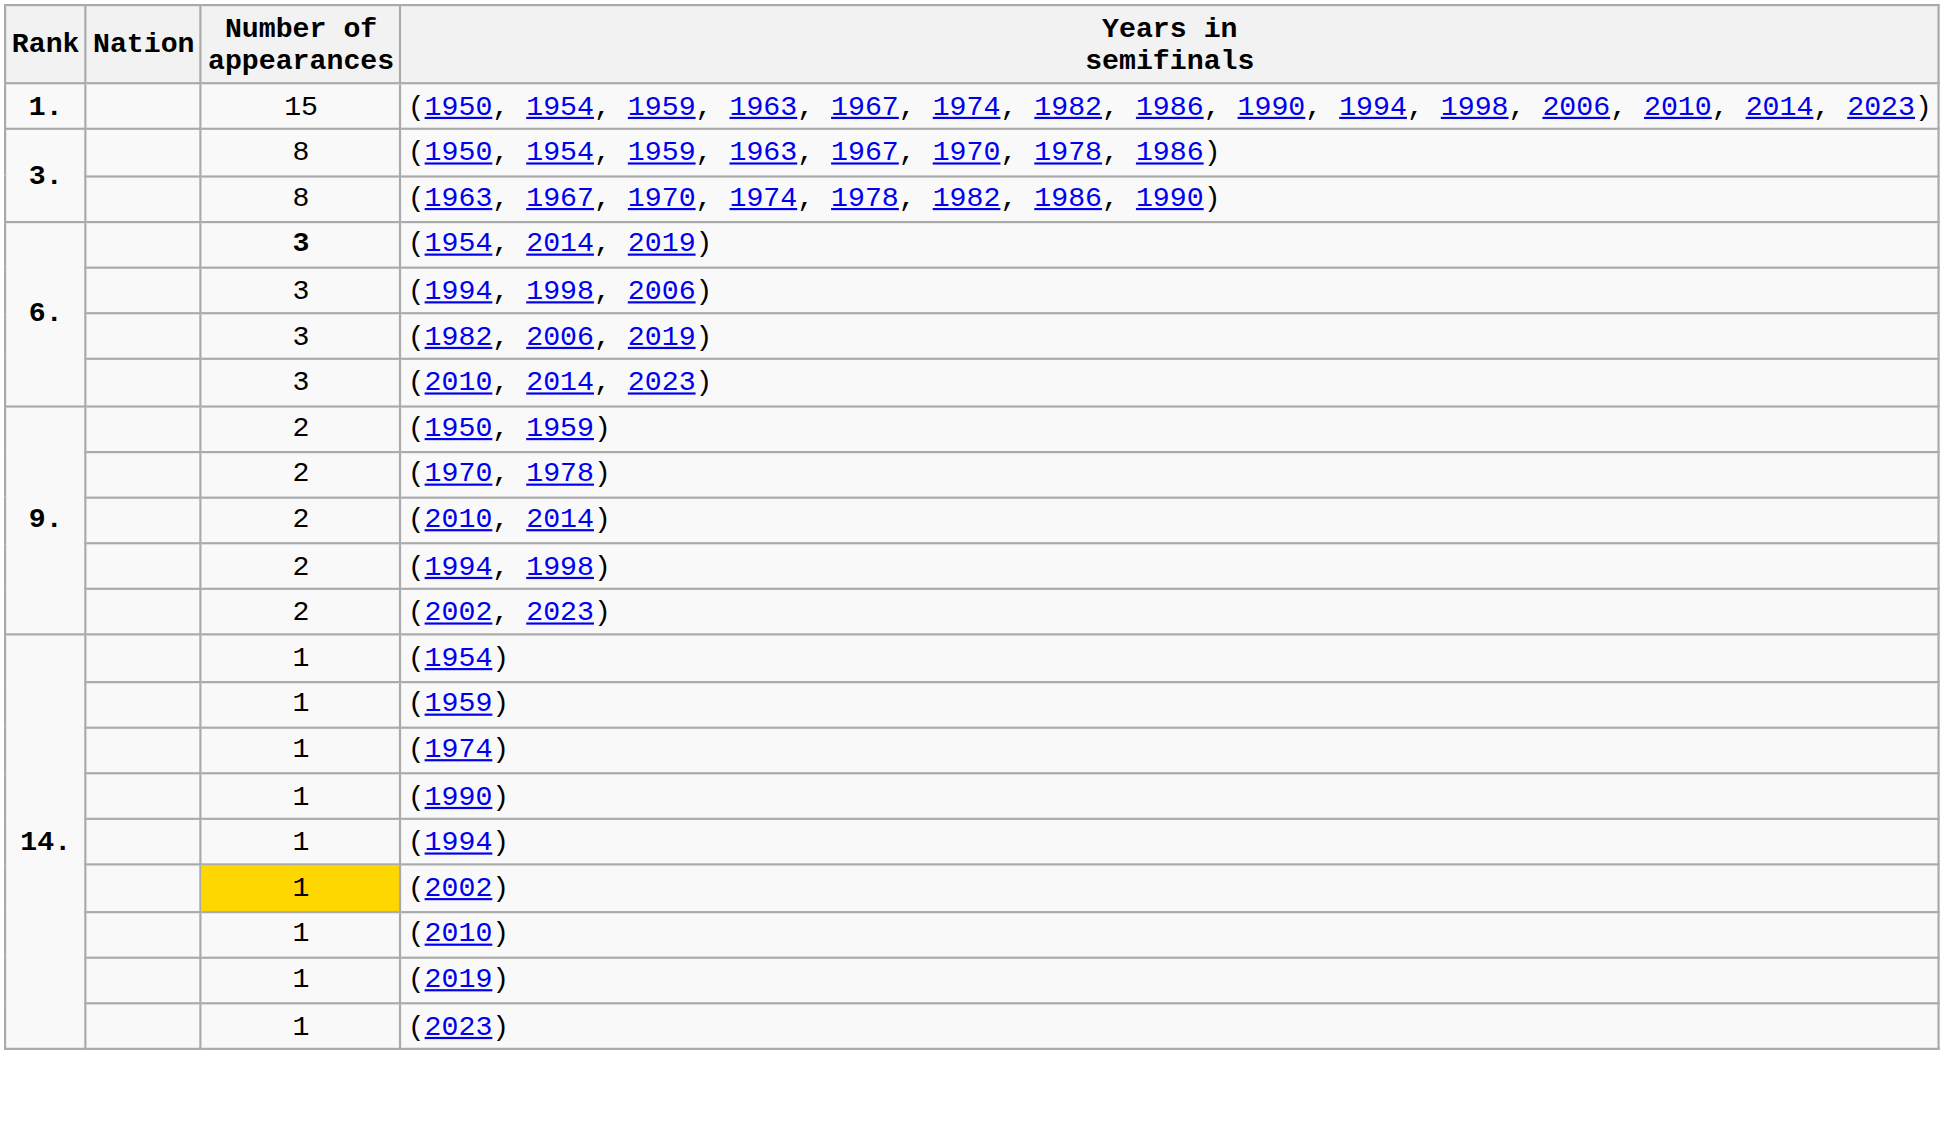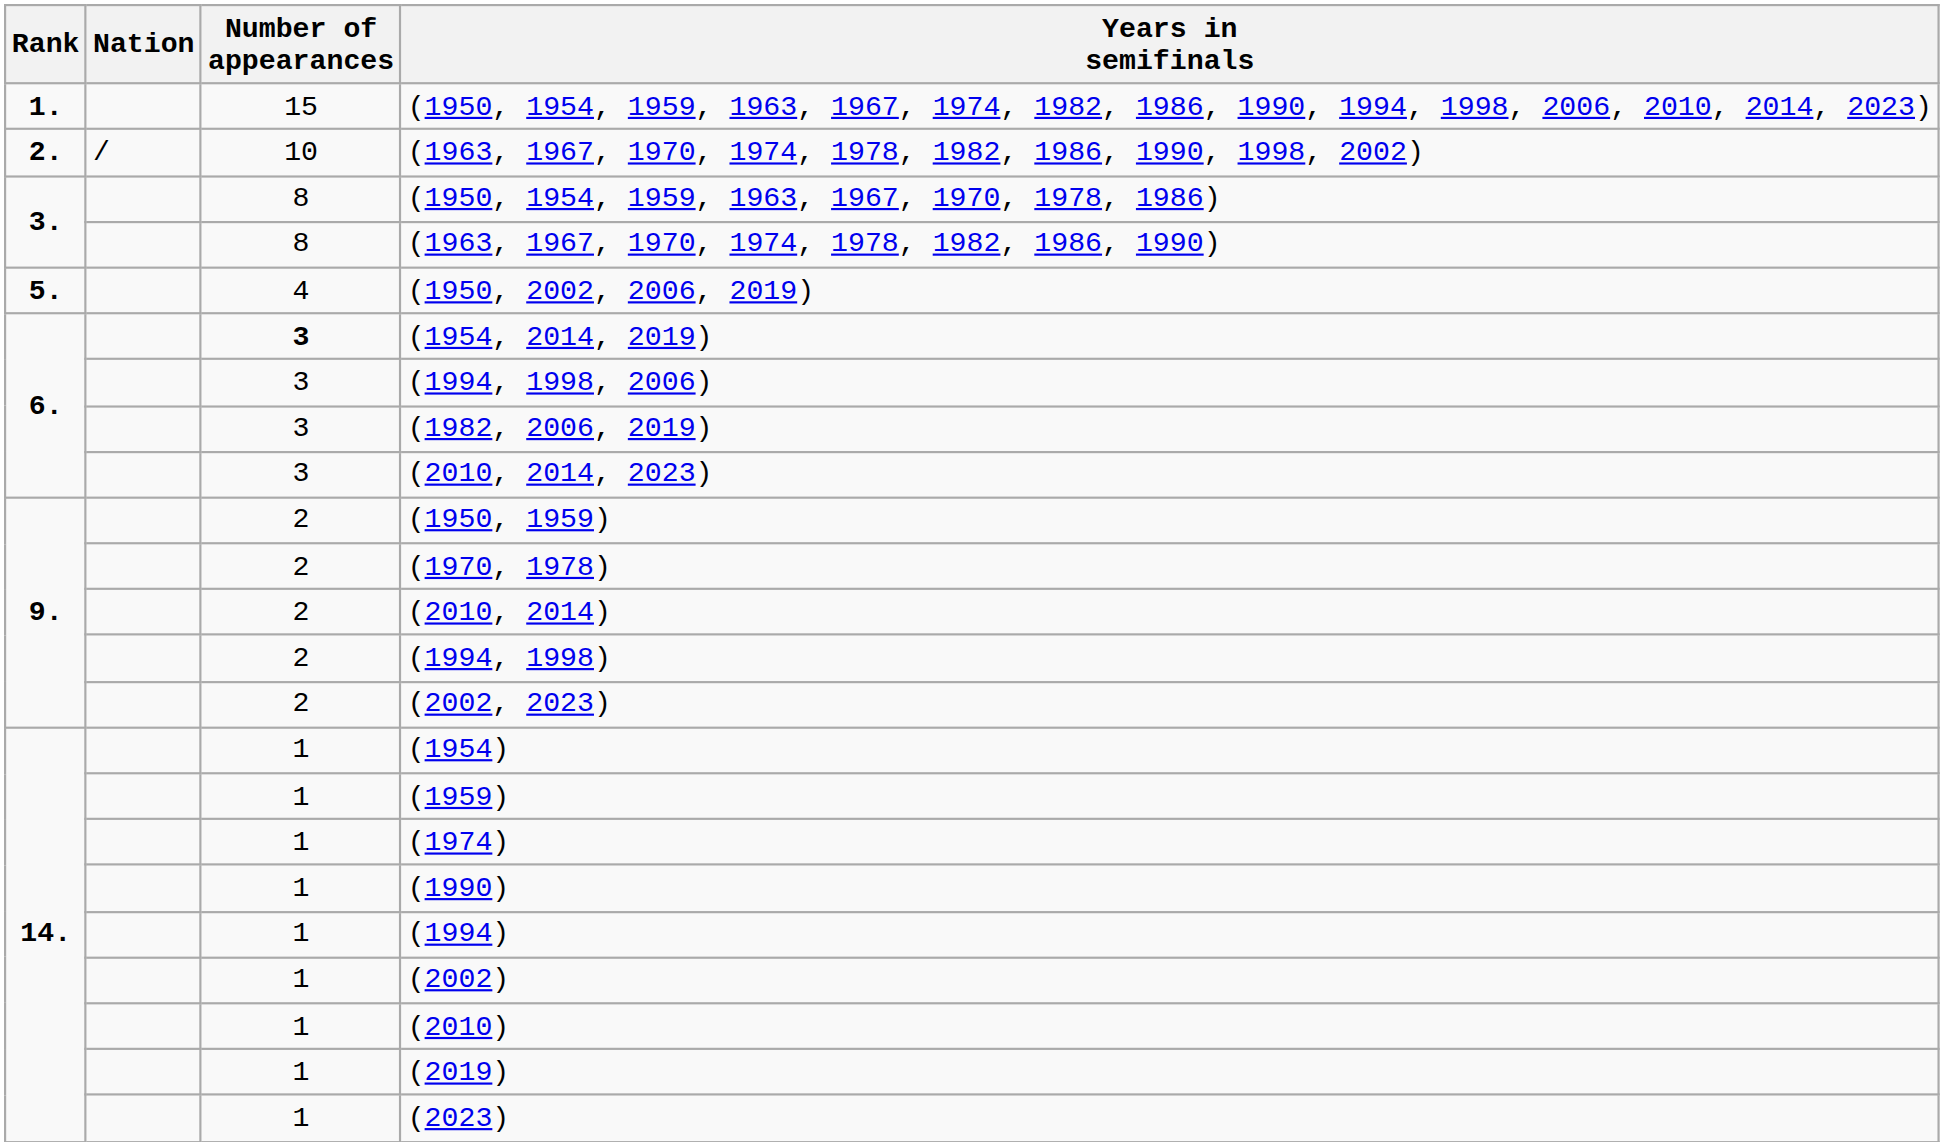+ row: (916, 153)
+ row: (611, 291)
(301, 888) gold background -> (301, 980) no background
